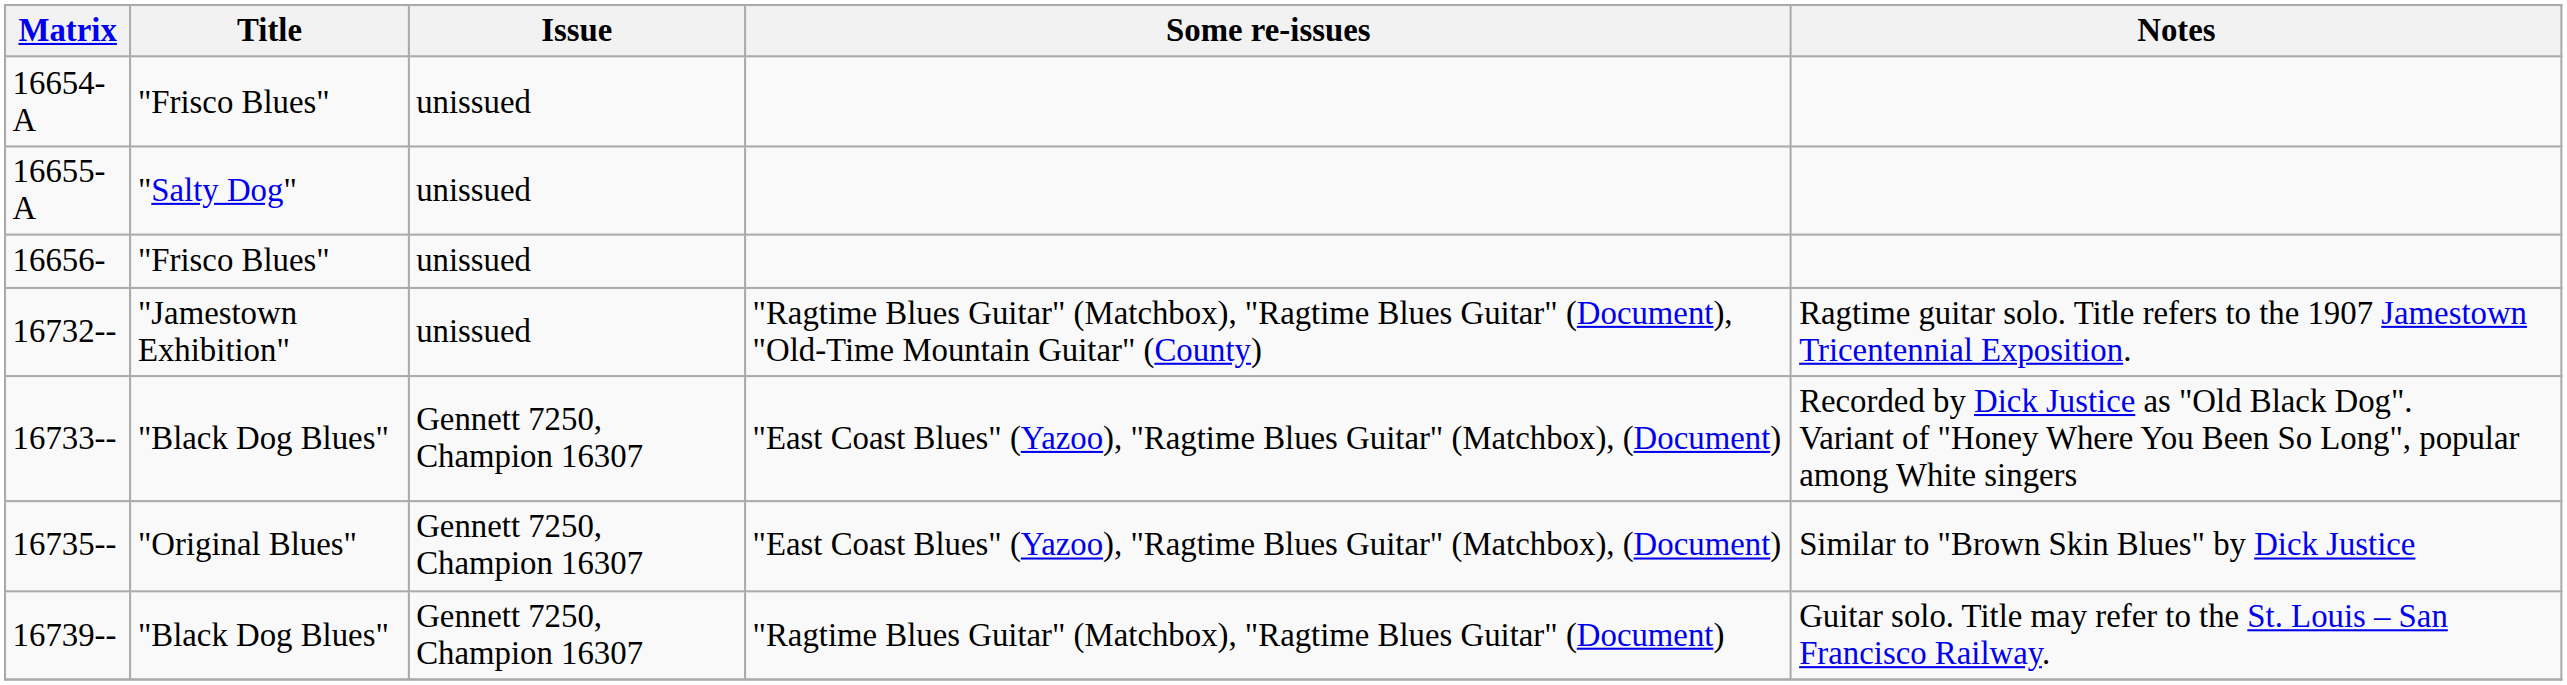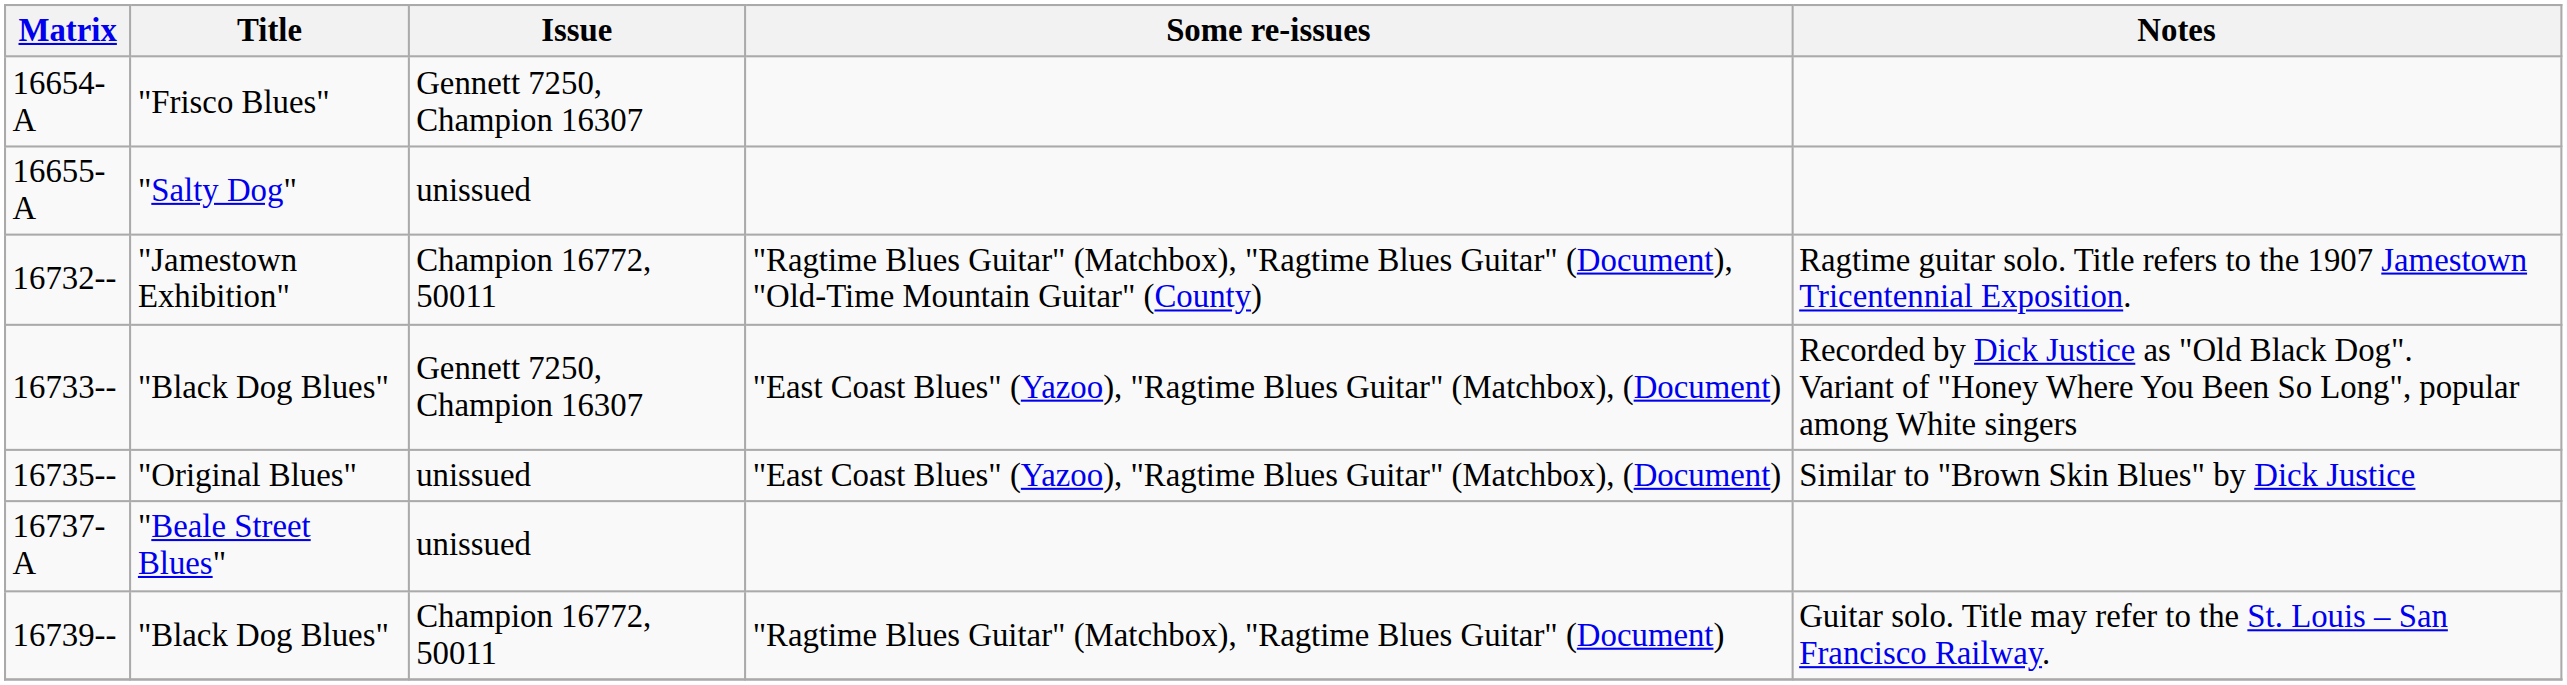(474, 100) unissued -> (530, 100) Gennett 7250, Champion 16307
- row: (59, 260)
(474, 330) unissued -> (534, 278) Champion 16772, 50011
(530, 545) Gennett 7250, Champion 16307 -> (474, 475) unissued
+ row: (59, 545)
(530, 634) Gennett 7250, Champion 16307 -> (534, 634) Champion 16772, 50011
